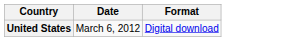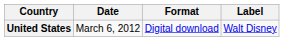+ column: (250, 12)
